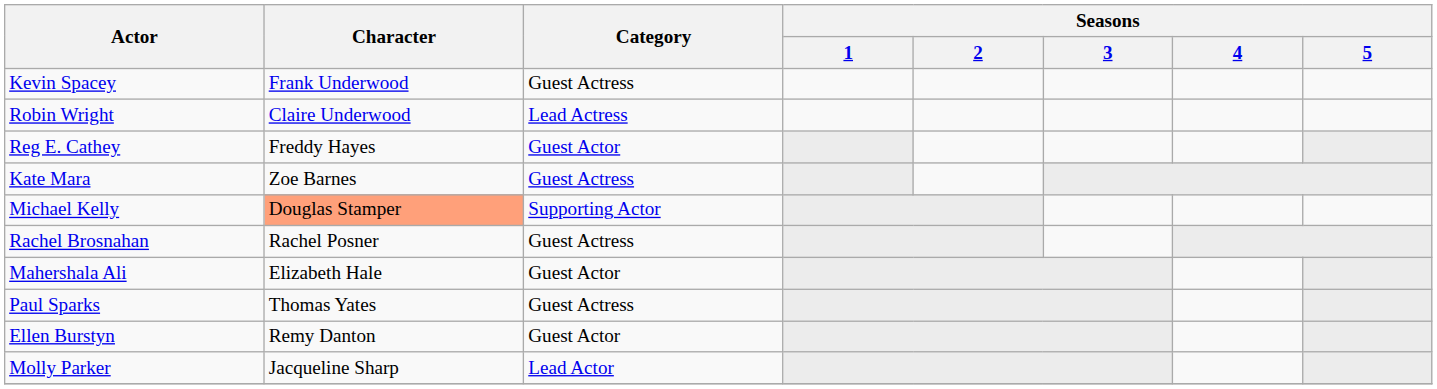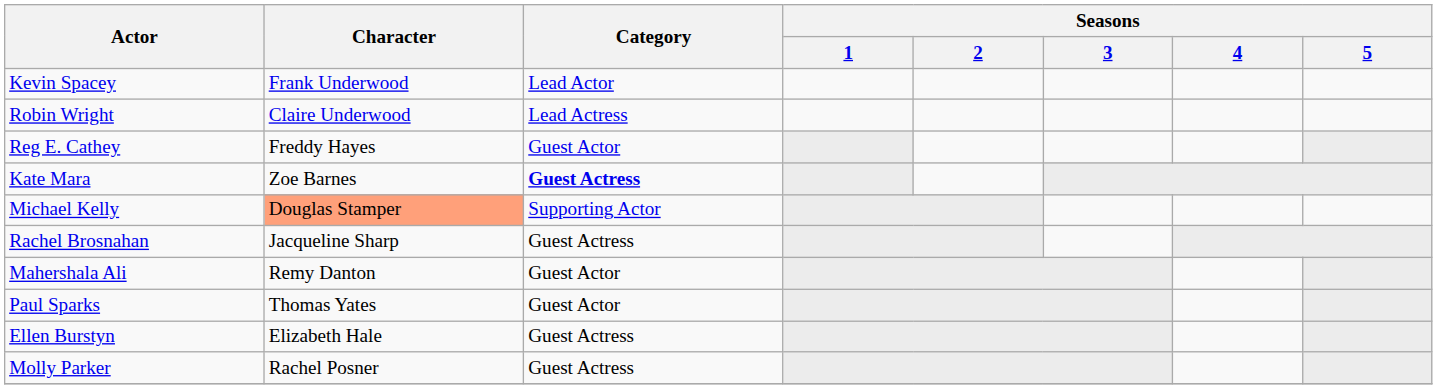(581, 83) Guest Actress -> (571, 83) Lead Actor
(581, 178) normal -> (584, 178) bold
(324, 241) Rachel Posner -> (334, 241) Jacqueline Sharp
(325, 273) Elizabeth Hale -> (322, 273) Remy Danton
(581, 304) Guest Actress -> (574, 304) Guest Actor
(322, 336) Remy Danton -> (325, 336) Elizabeth Hale
(574, 336) Guest Actor -> (581, 336) Guest Actress
(334, 368) Jacqueline Sharp -> (324, 368) Rachel Posner
(571, 368) Lead Actor -> (581, 368) Guest Actress
